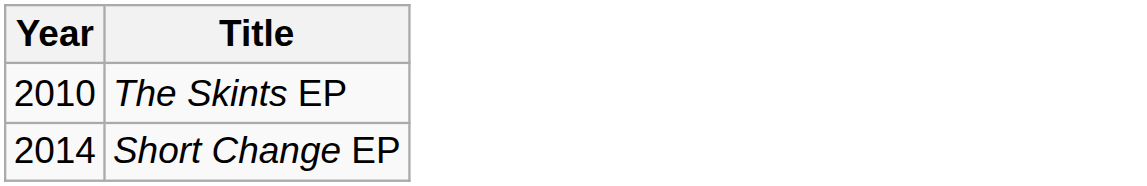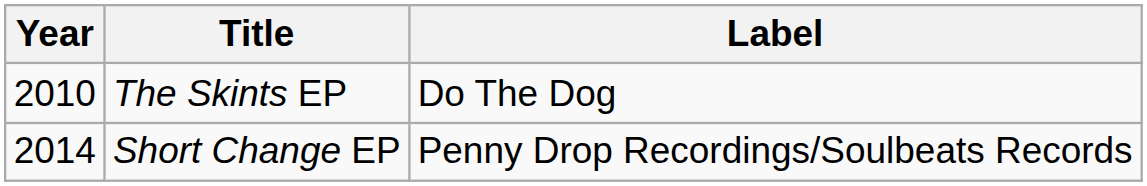+ column: (775, 33)
